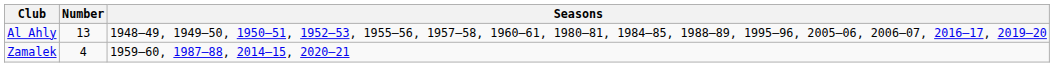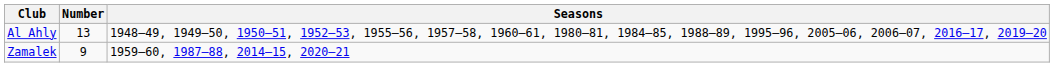(83, 52) 4 -> (83, 52) 9
